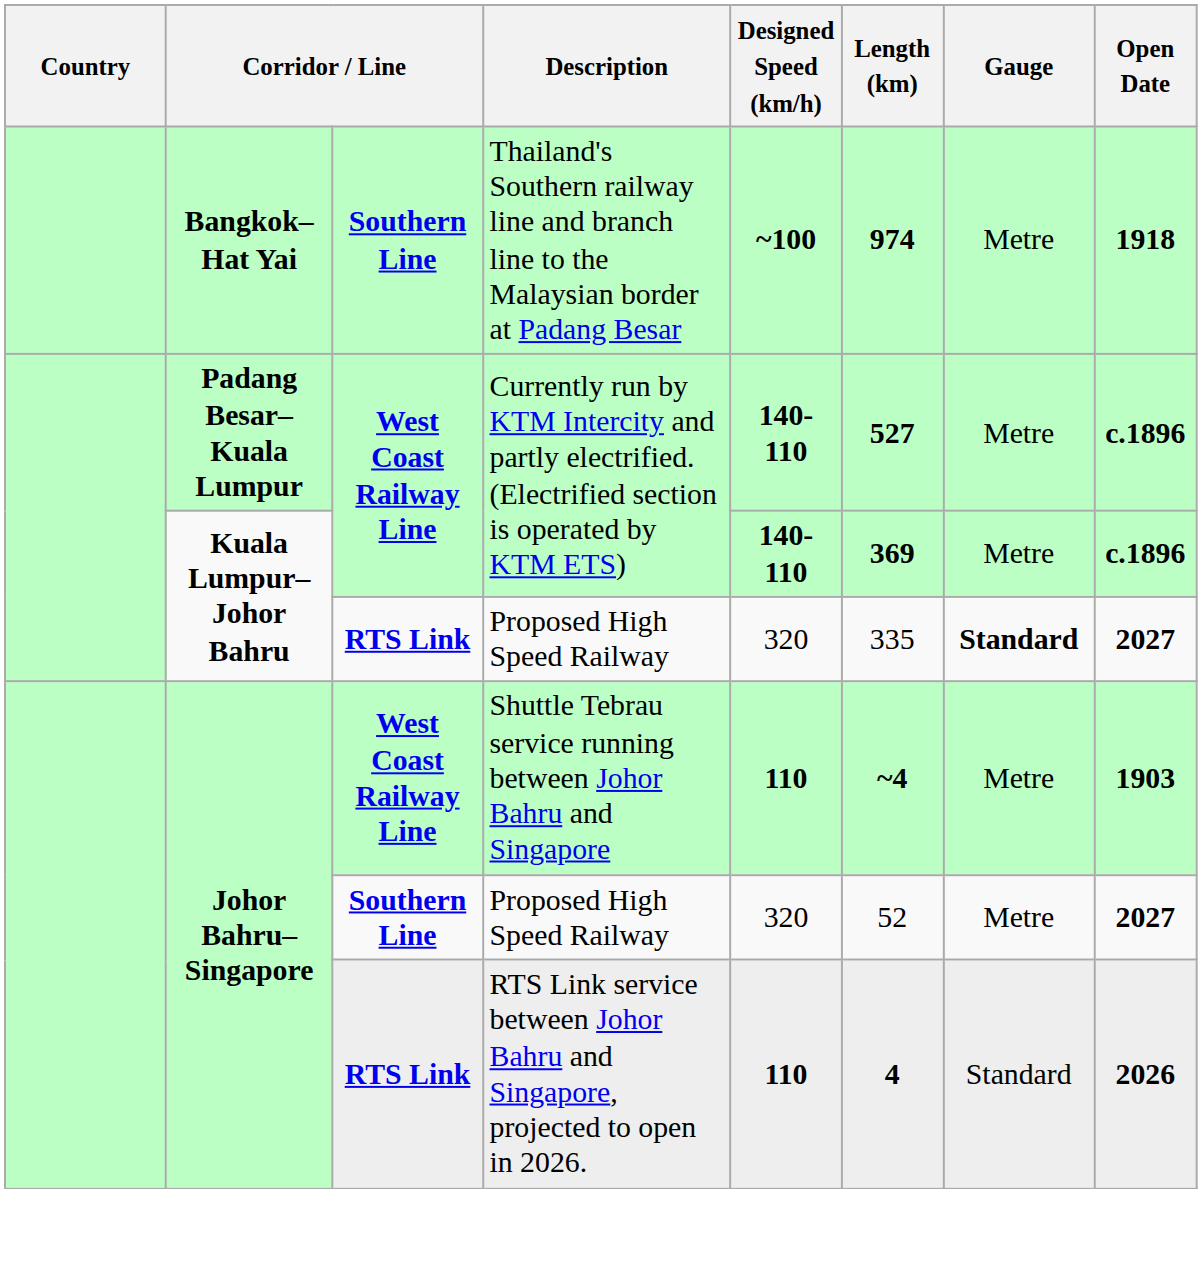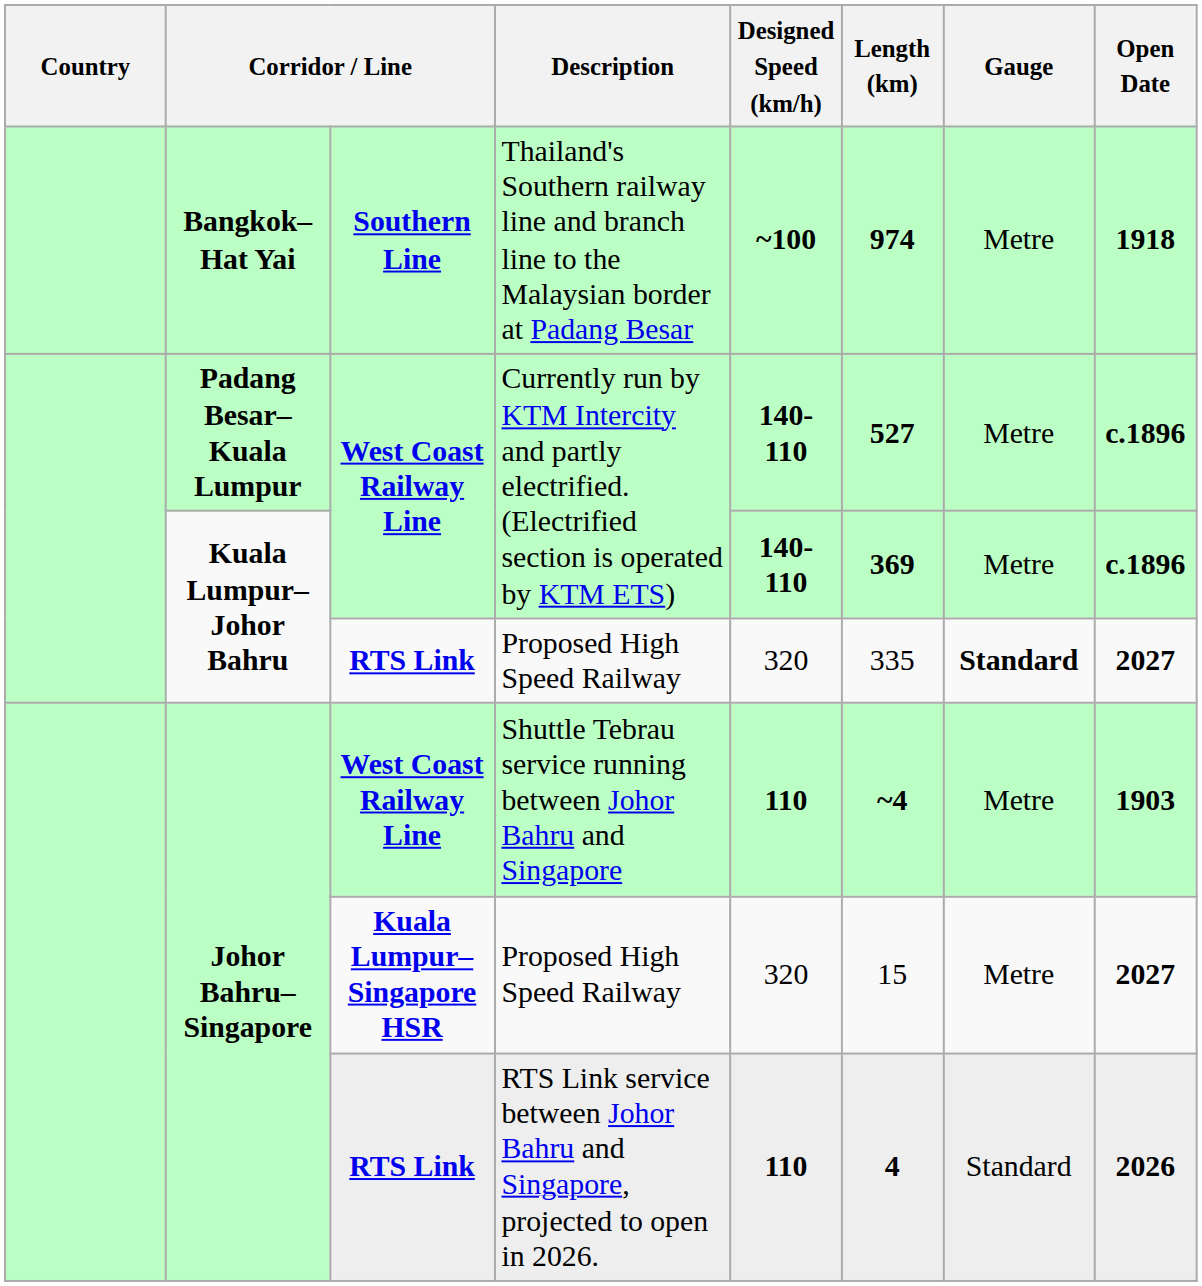(408, 916) Southern Line -> (412, 974) Kuala Lumpur–Singapore HSR
(892, 916) 52 -> (892, 974) 15
